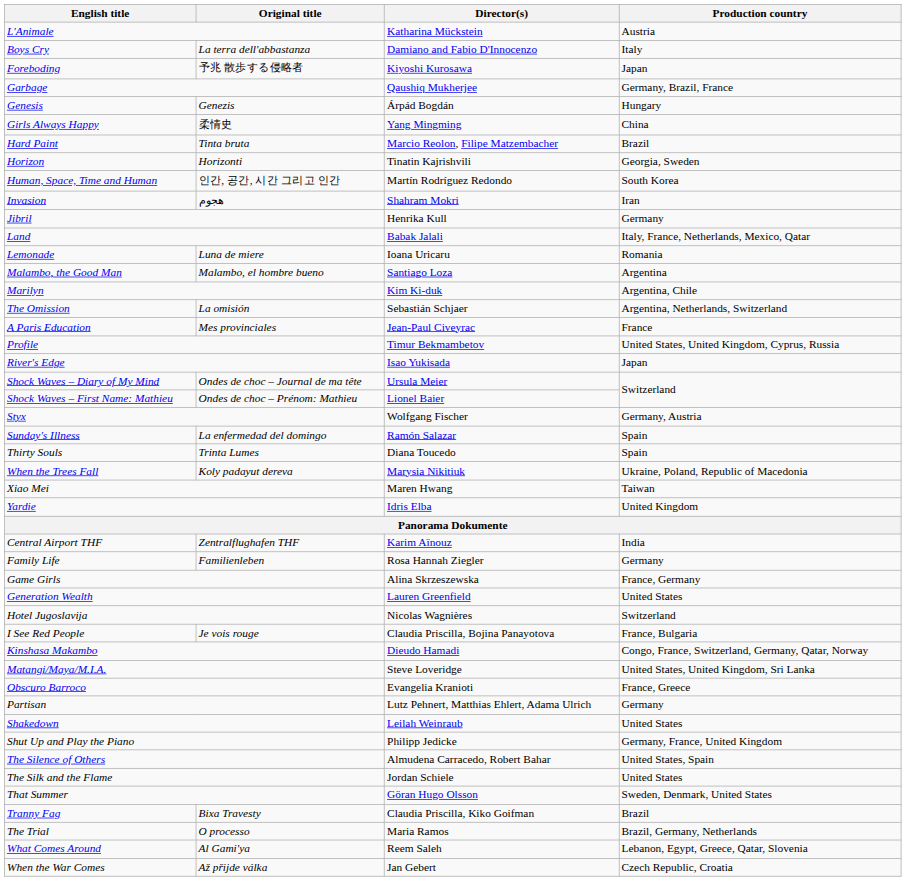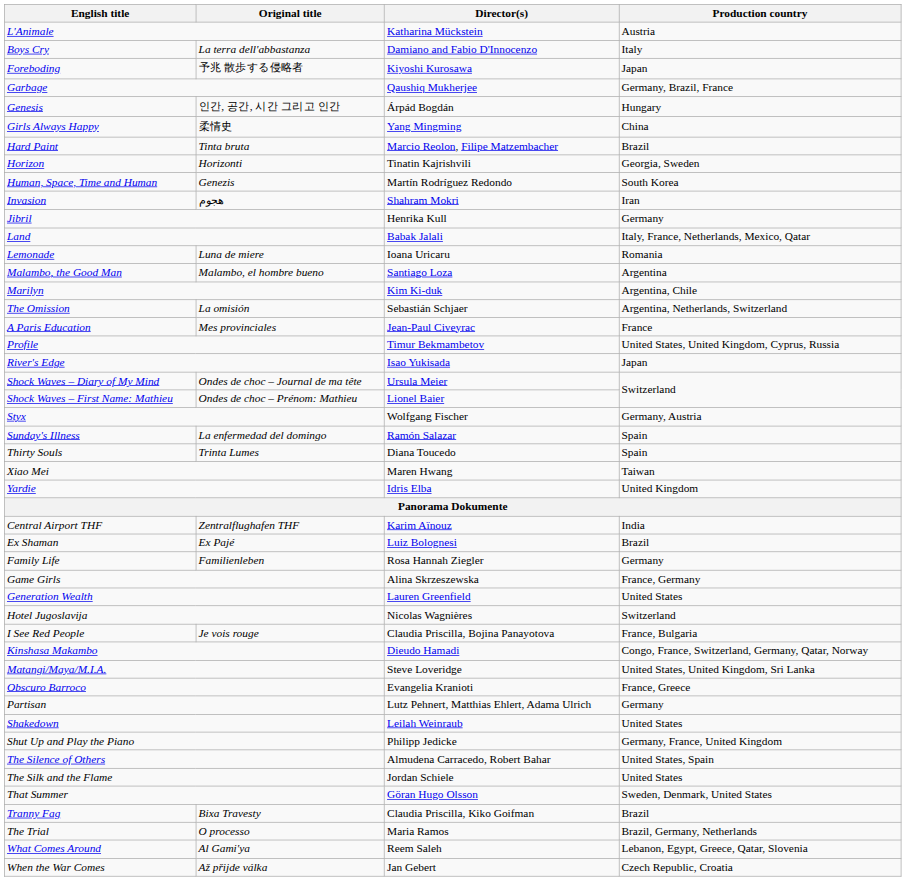(217, 105) Genezis -> (270, 106) 인간, 공간, 시간 그리고 인간
(270, 180) 인간, 공간, 시간 그리고 인간 -> (217, 182) Genezis
- row: (53, 471)
+ row: (33, 543)
